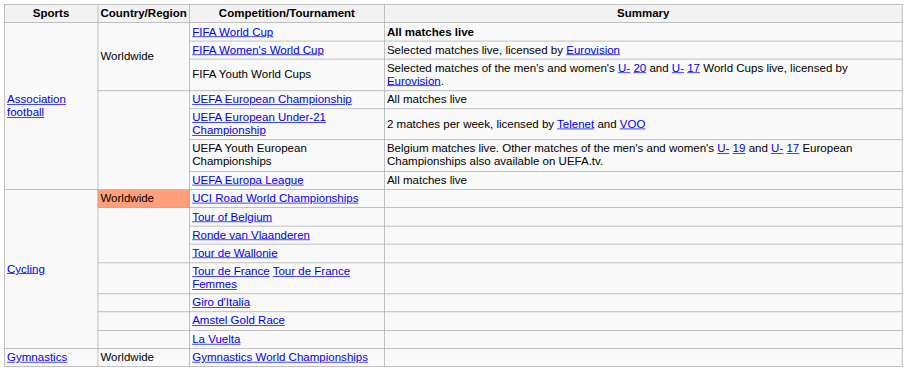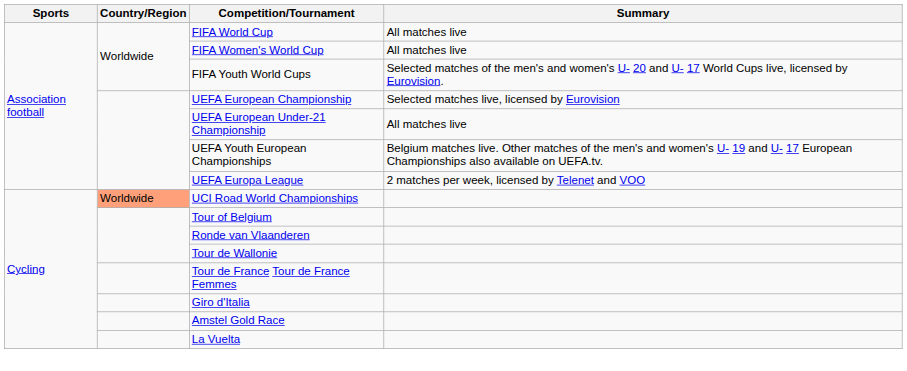(430, 31) bold -> (427, 31) normal
(503, 50) Selected matches live, licensed by Eurovision -> (427, 50) All matches live
(427, 99) All matches live -> (503, 99) Selected matches live, licensed by Eurovision
(516, 124) 2 matches per week, licensed by Telenet and VOO -> (427, 124) All matches live
(427, 180) All matches live -> (516, 180) 2 matches per week, licensed by Telenet and VOO
- row: (280, 357)
